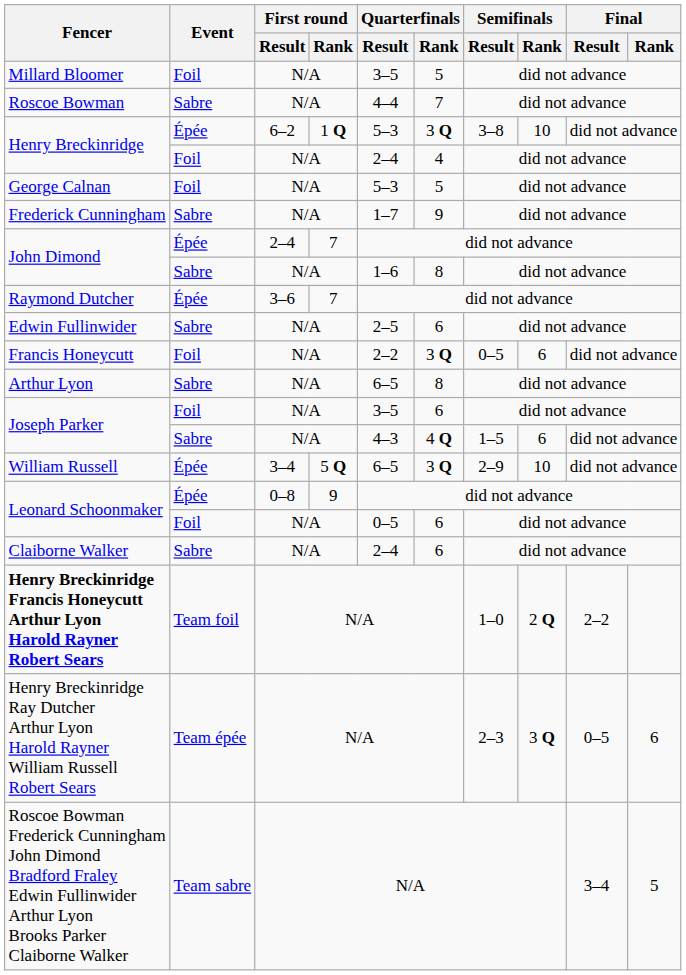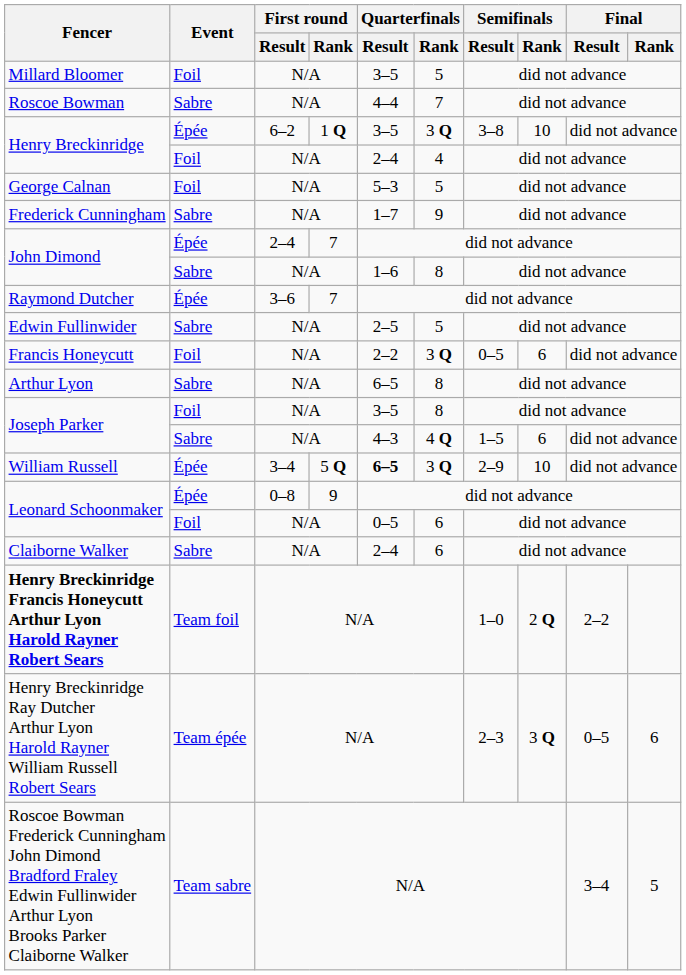(385, 131) 5–3 -> (385, 131) 3–5
(439, 327) 6 -> (439, 327) 5
(439, 411) 6 -> (439, 411) 8
(385, 467) normal -> (385, 467) bold
